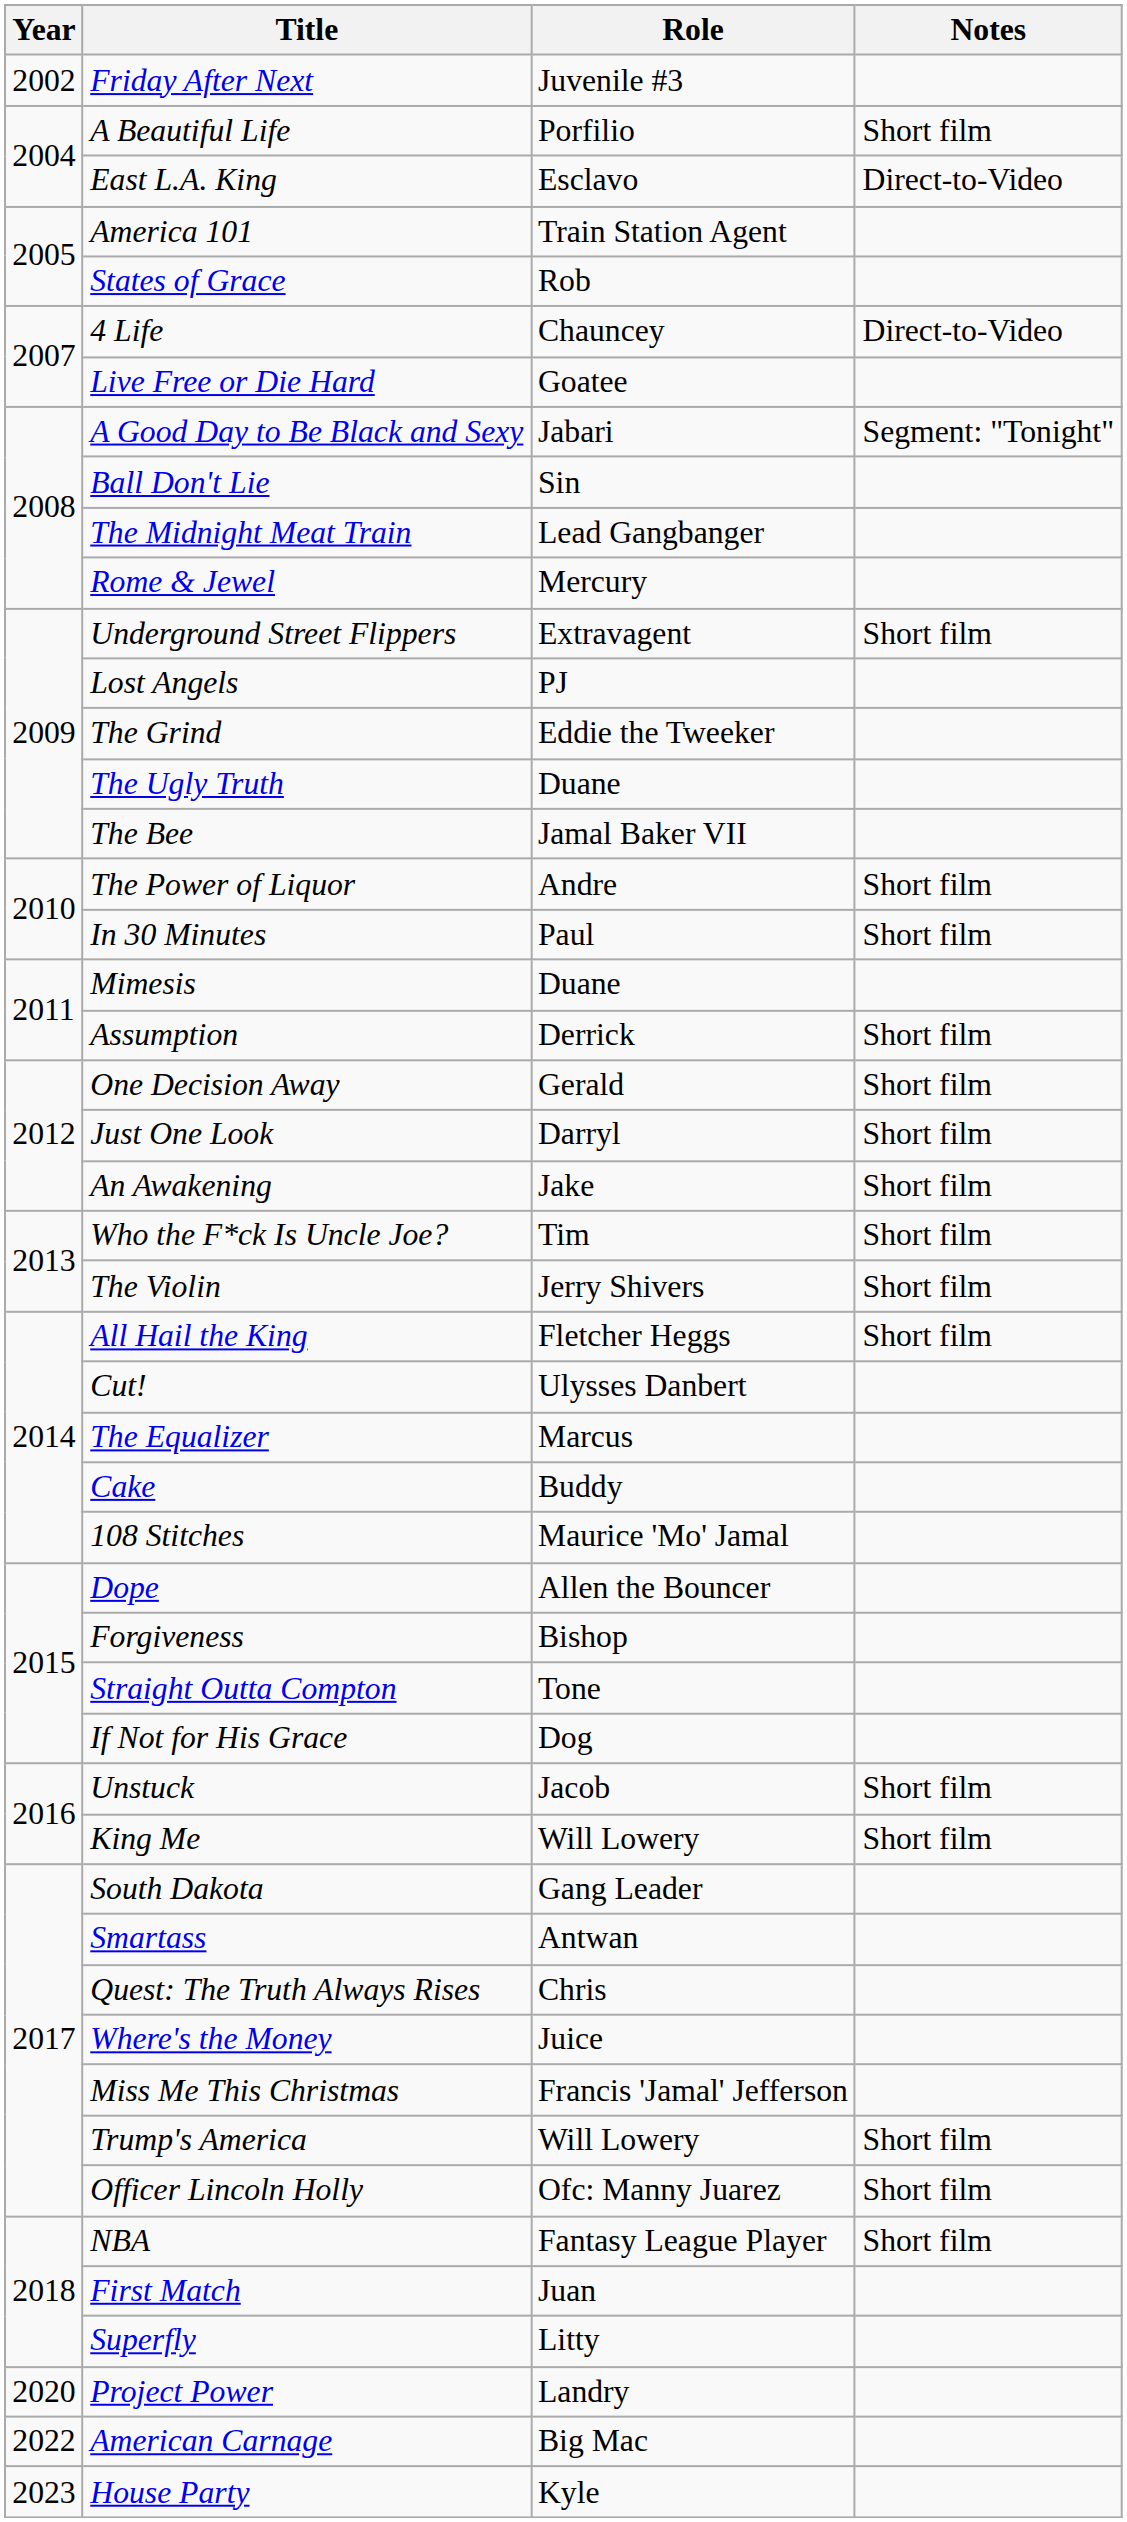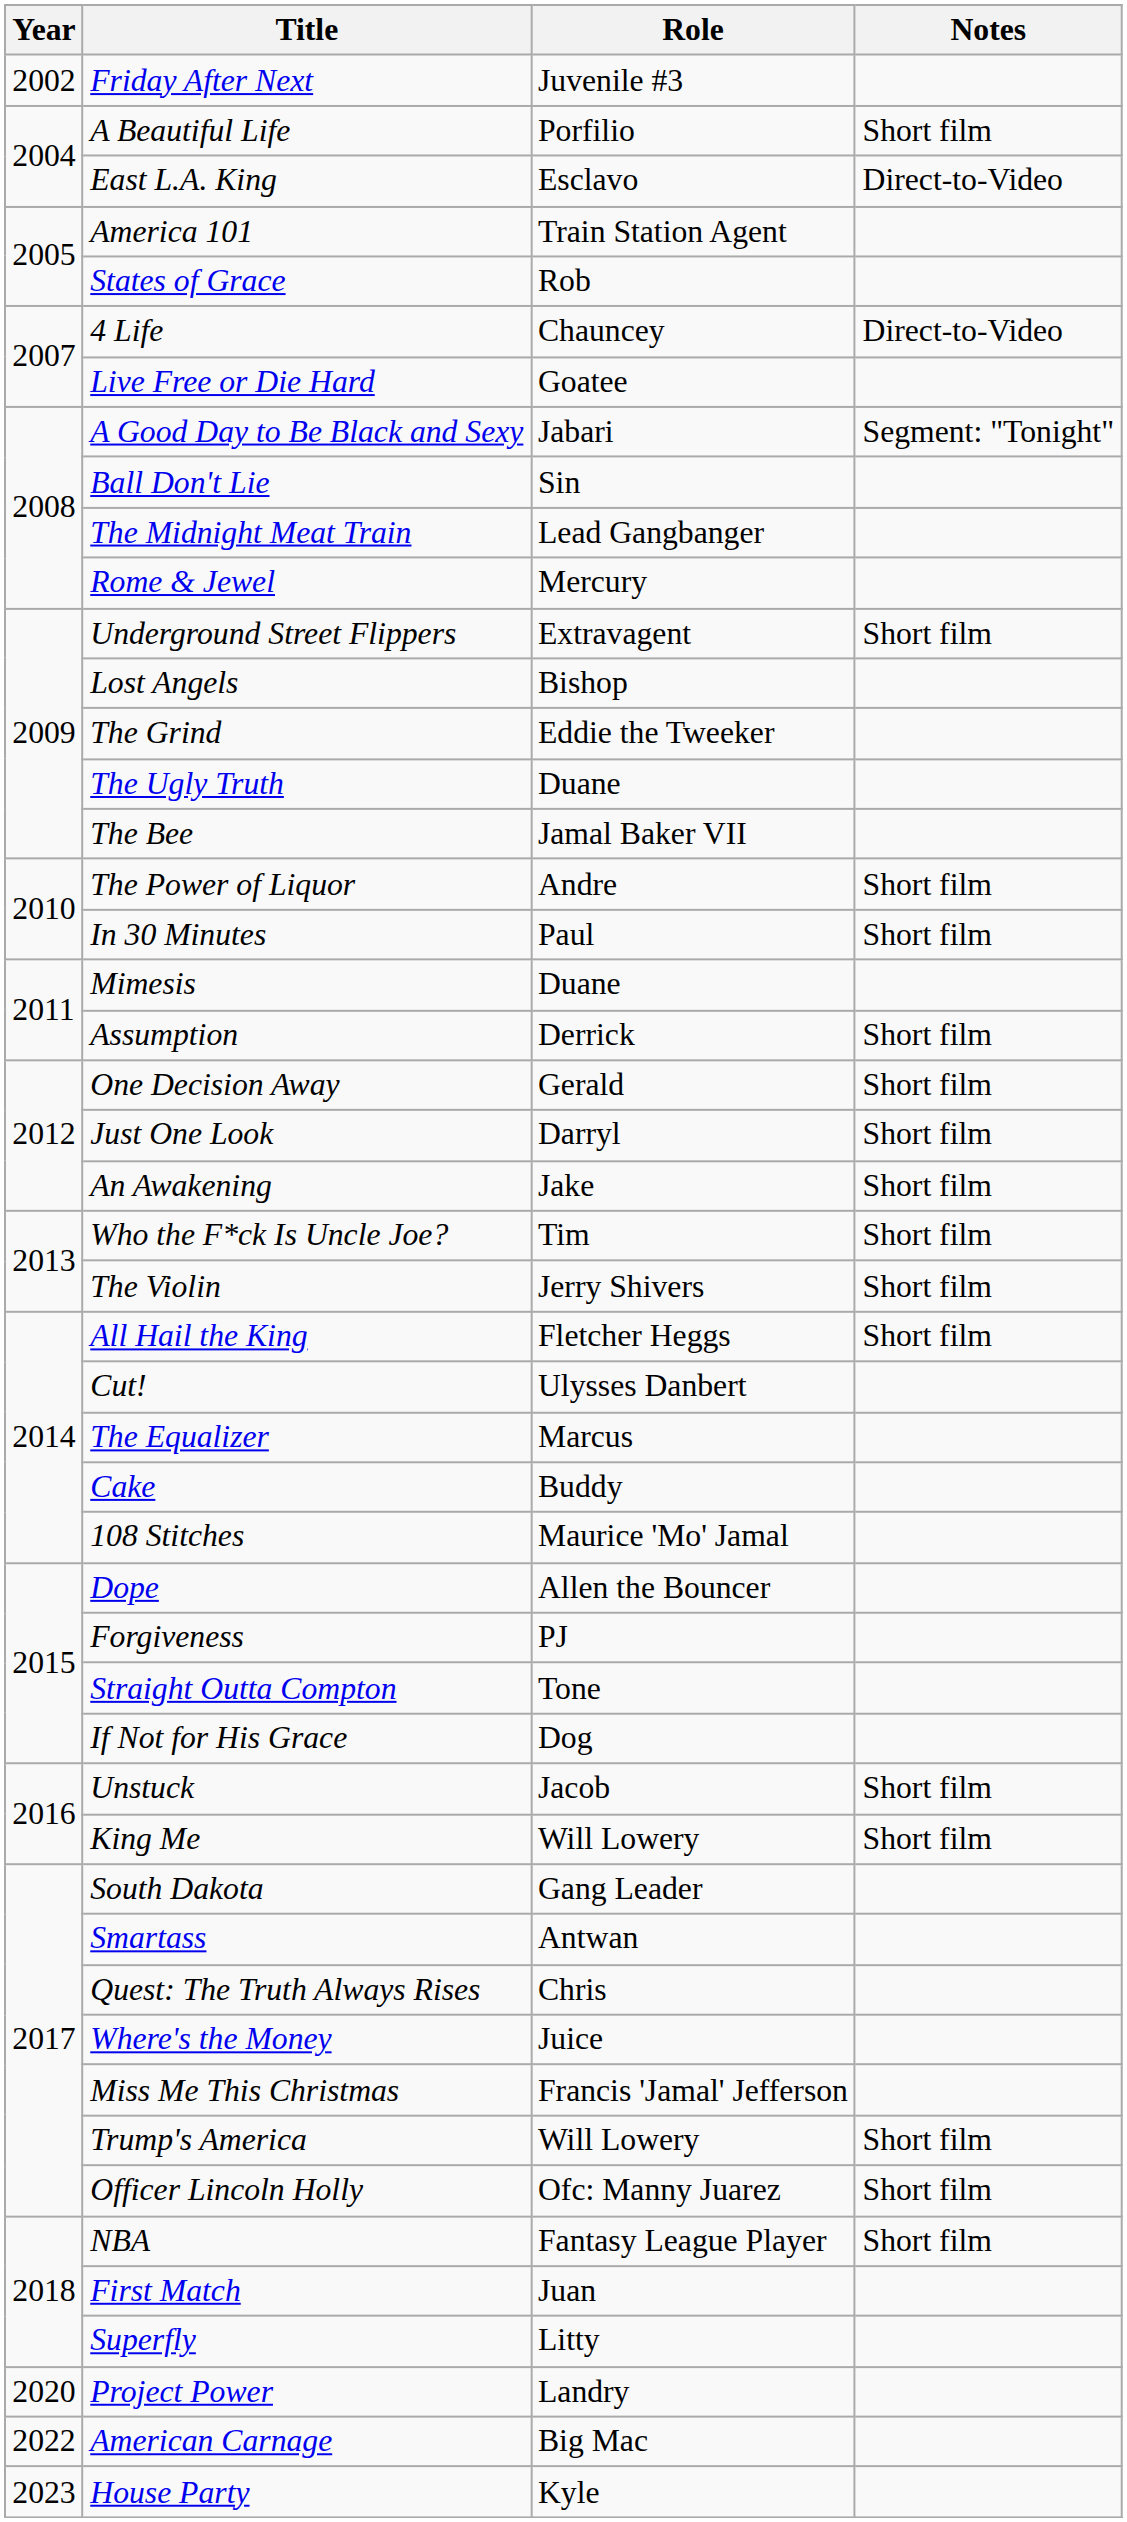(553, 682) PJ -> (583, 682) Bishop
(583, 1637) Bishop -> (553, 1637) PJ
